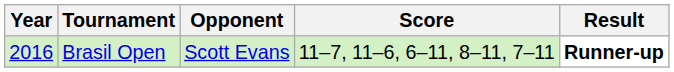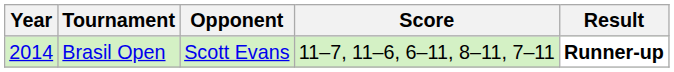(31, 52) 2016 -> (31, 52) 2014
